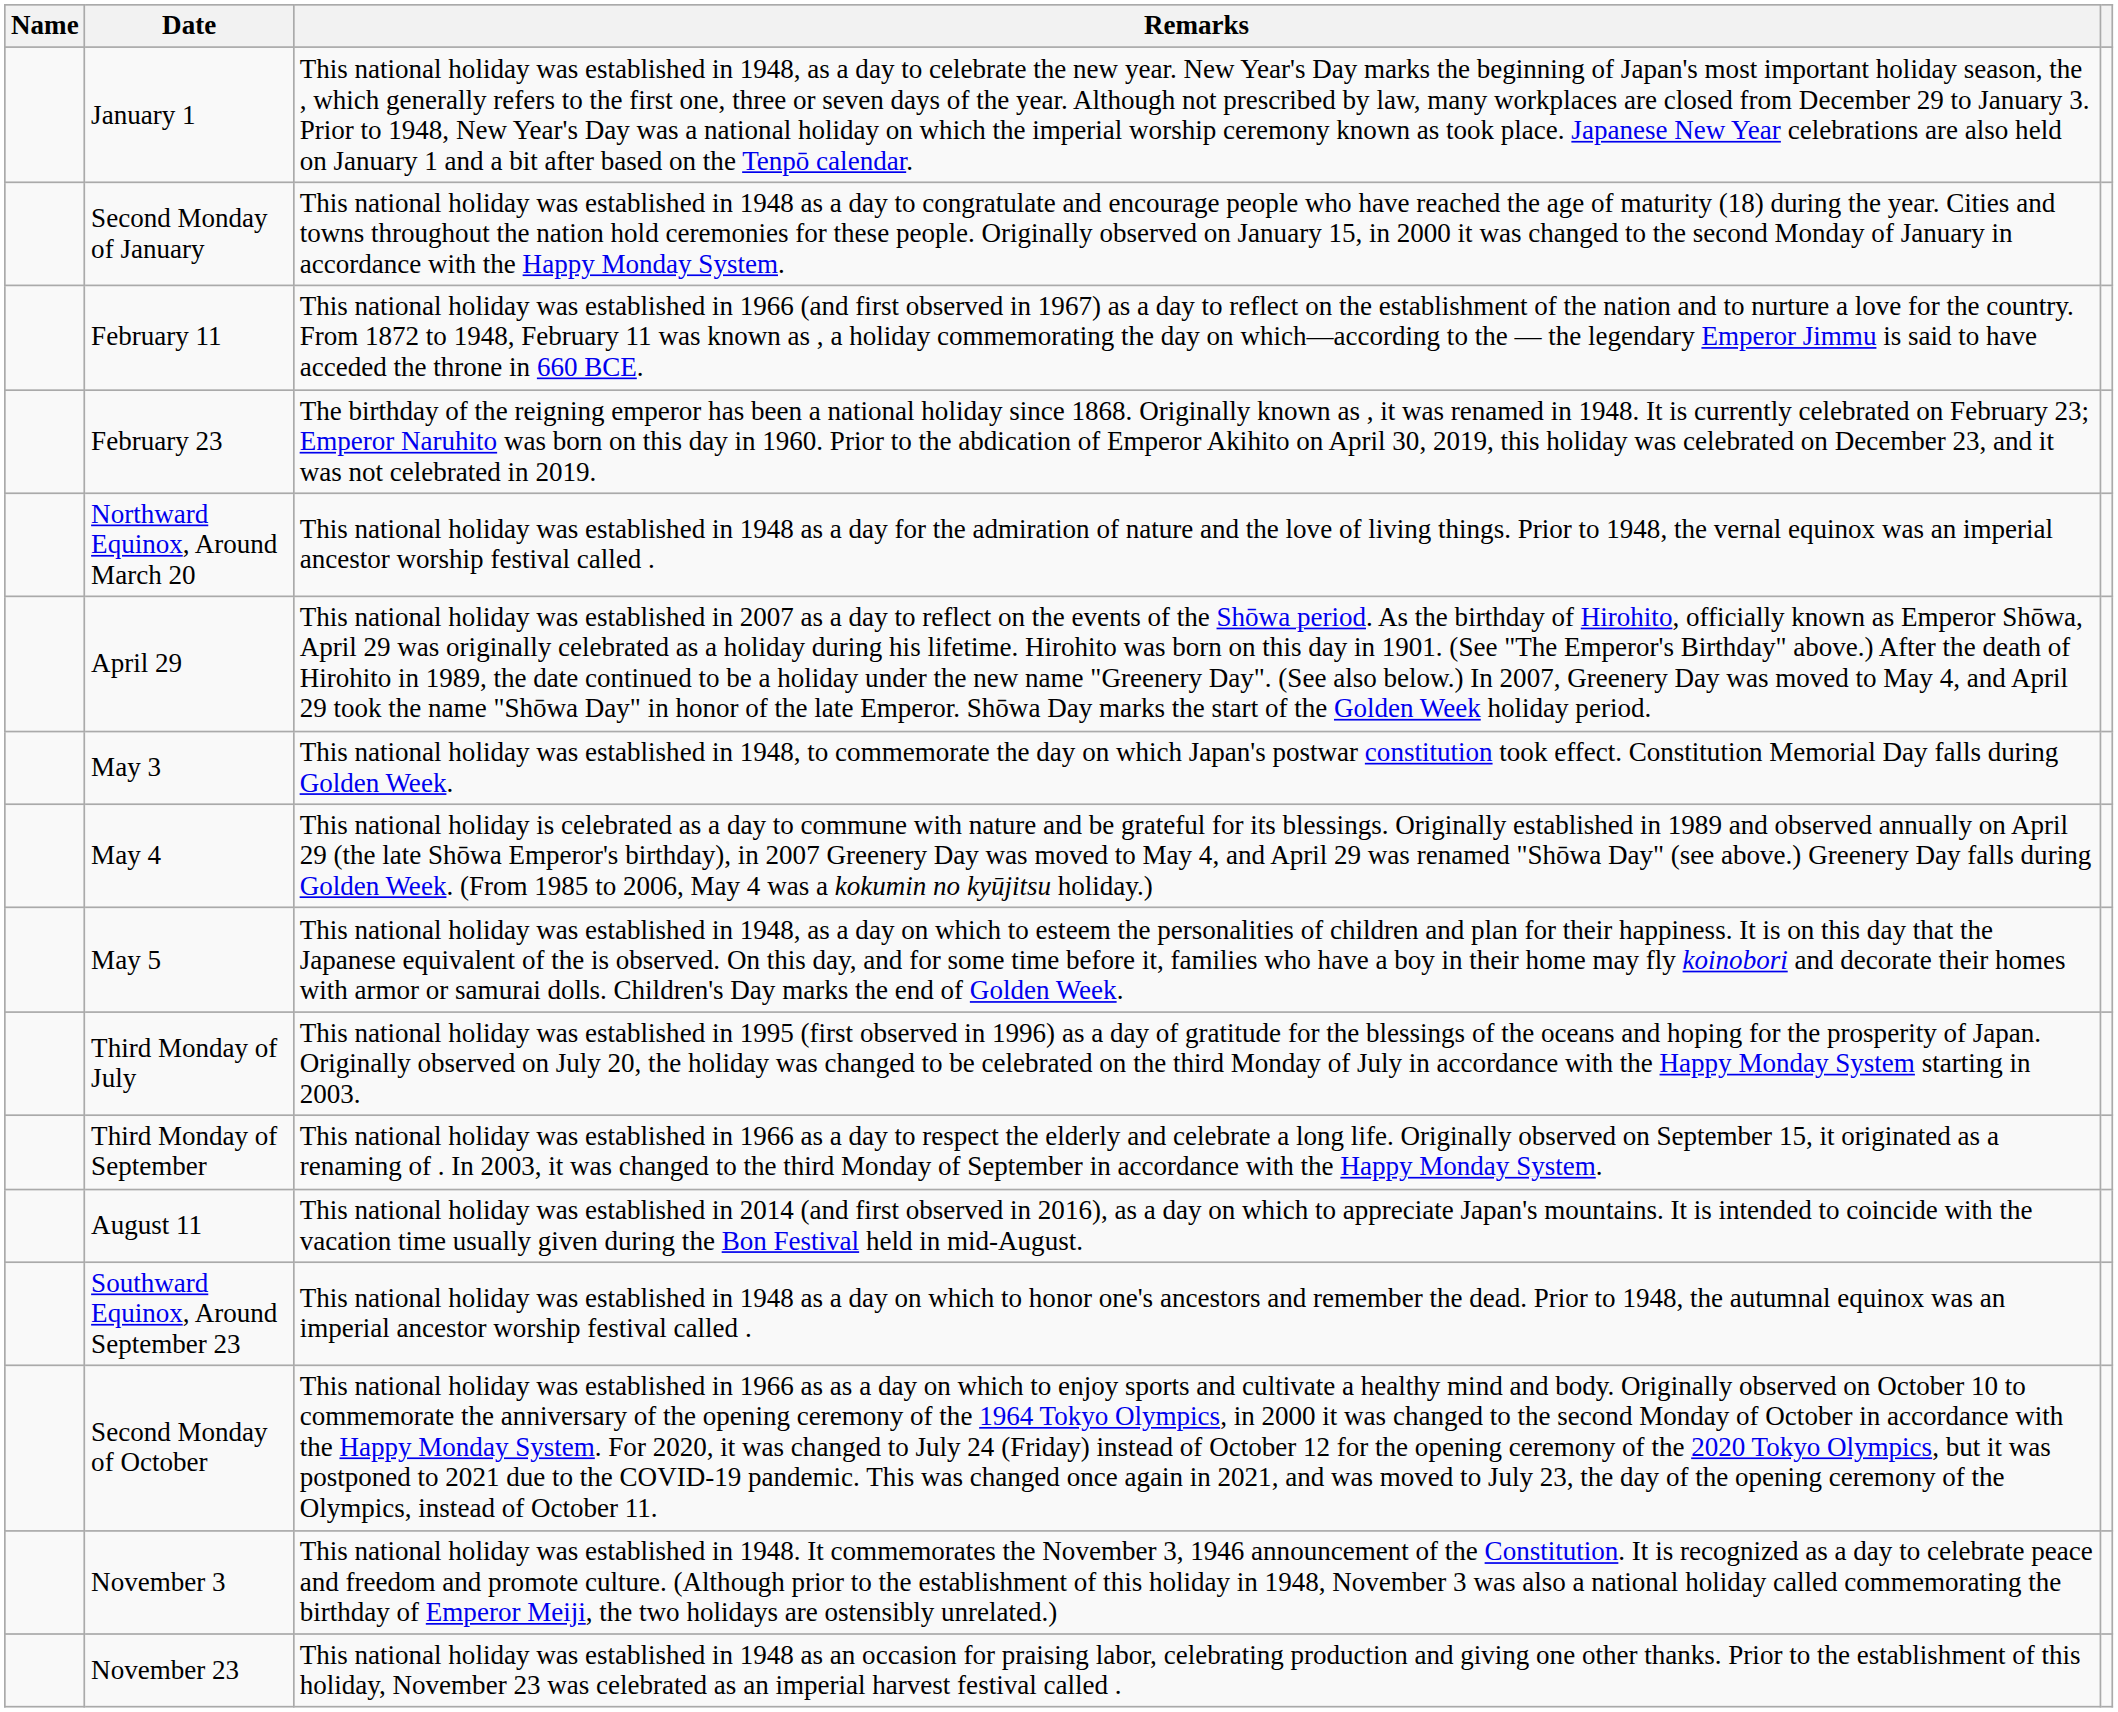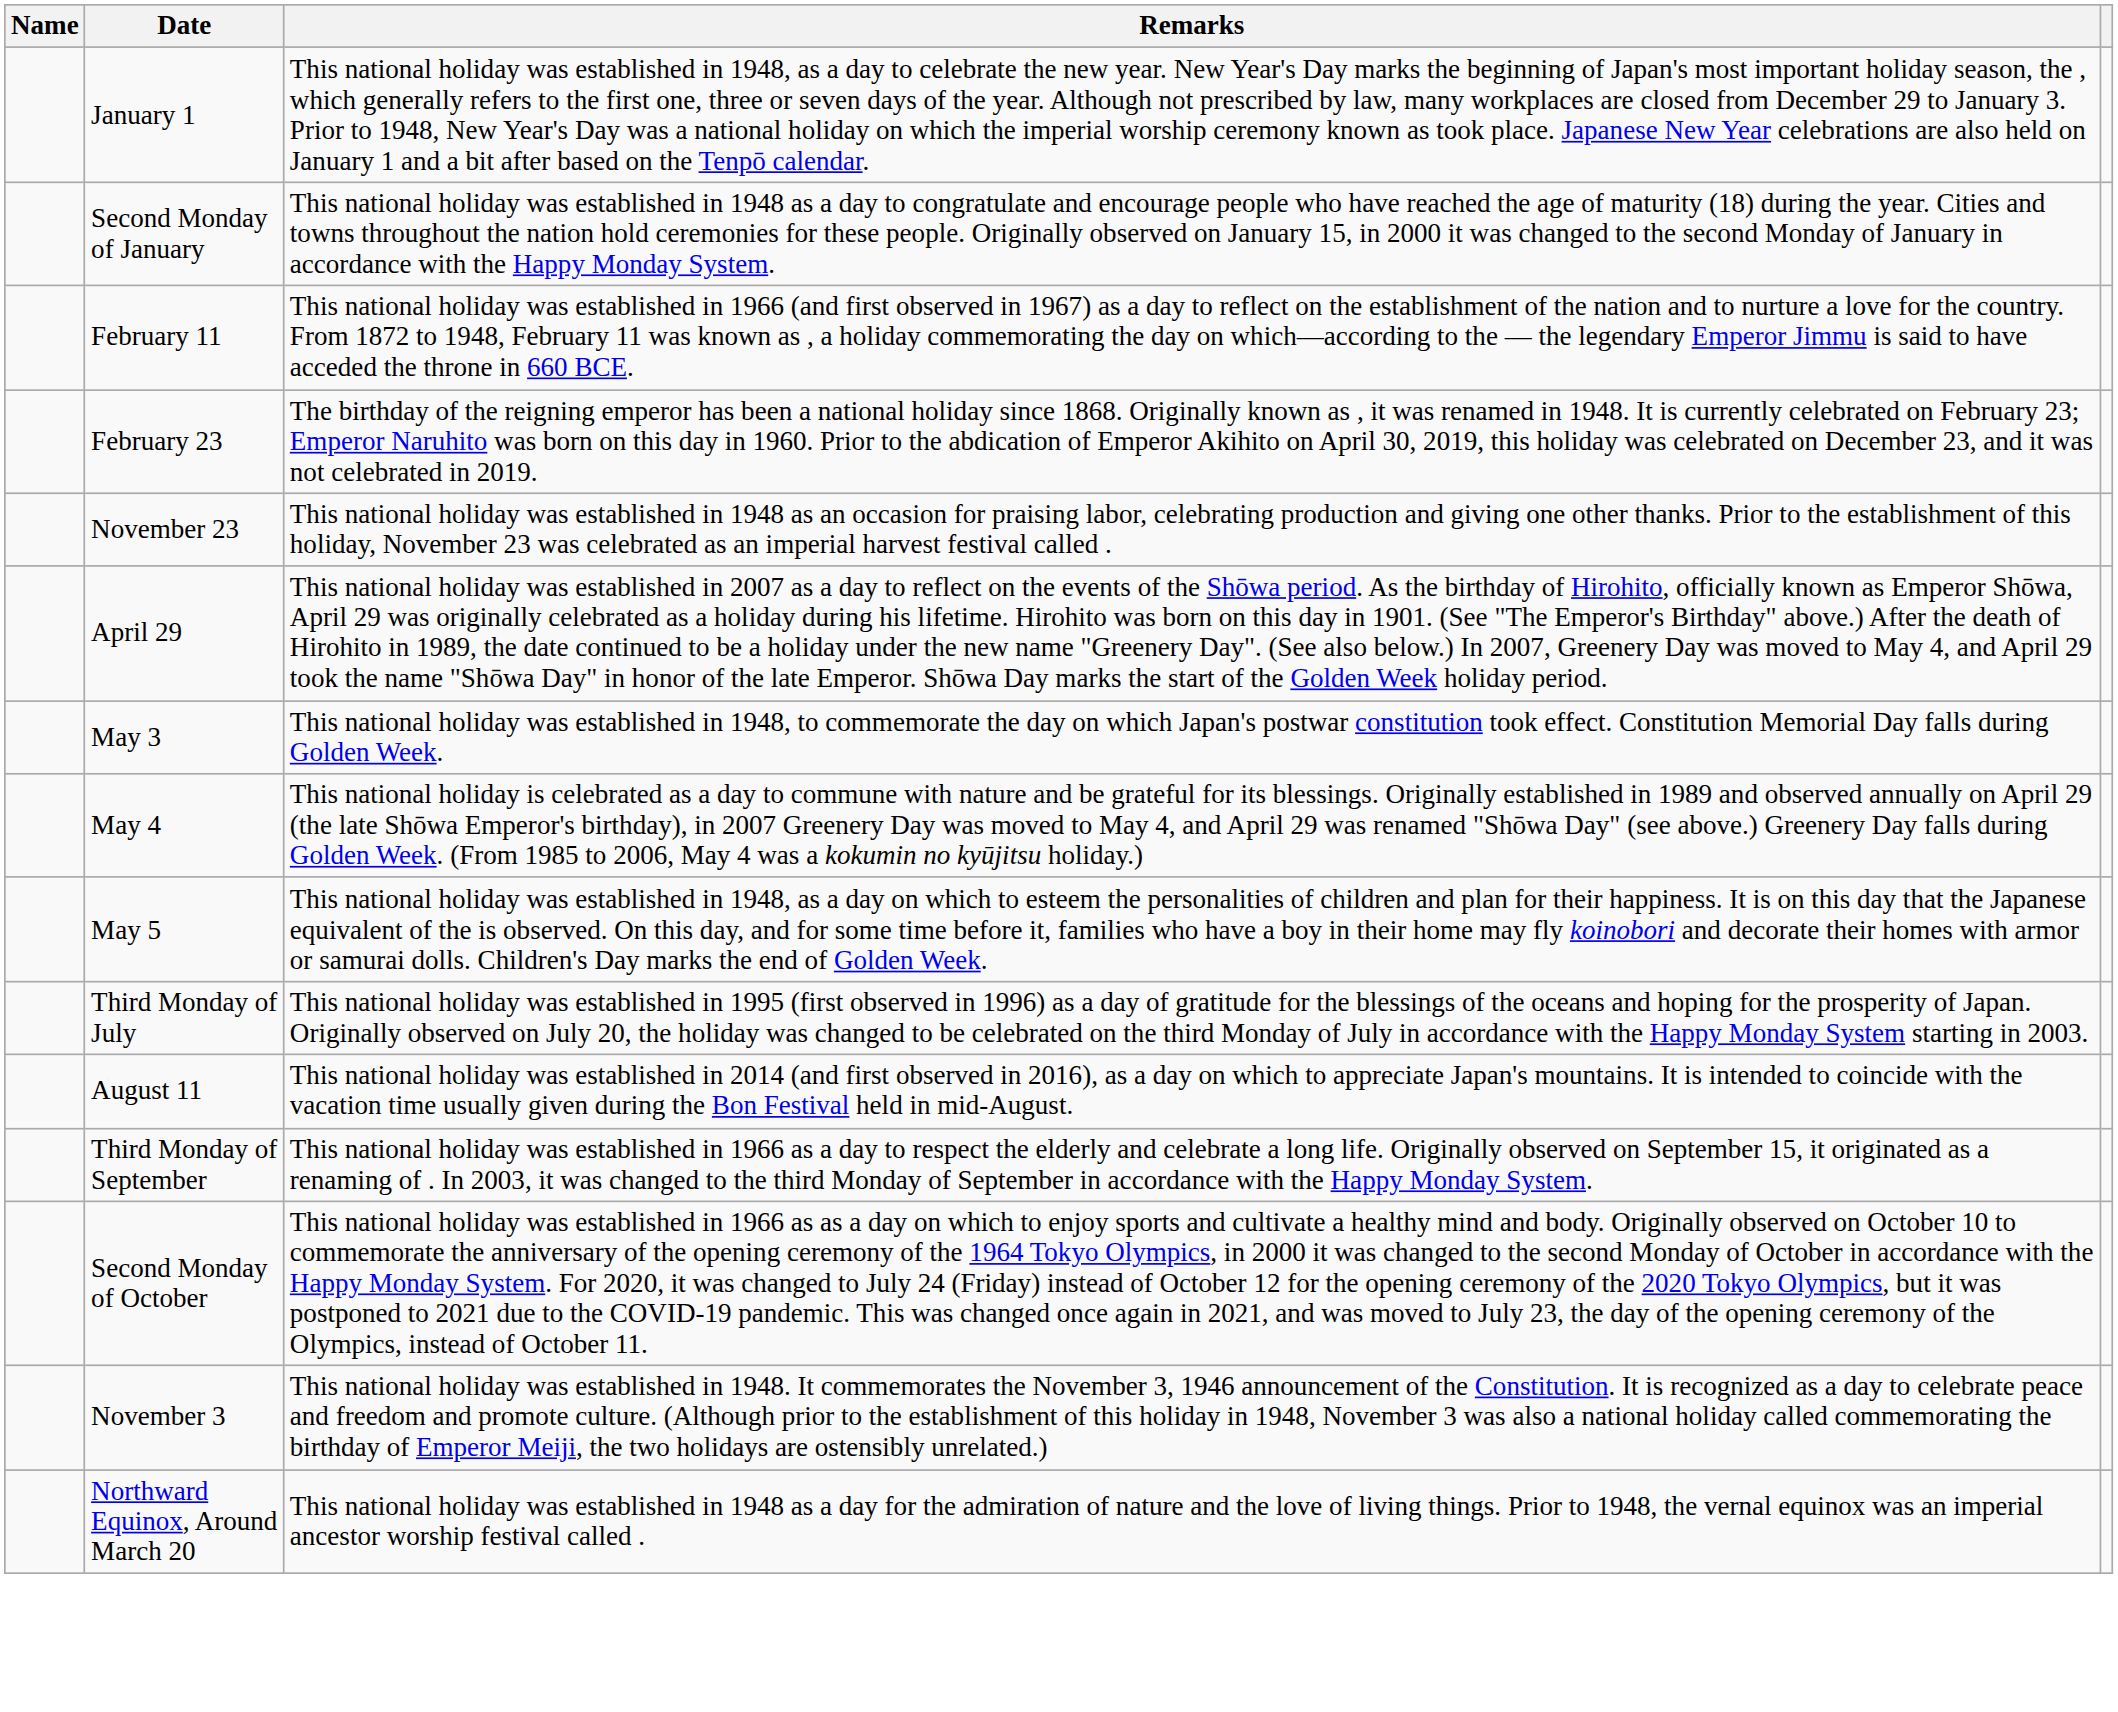rows swapped: (184, 544) <-> (165, 1670)
rows swapped: (147, 1224) <-> (184, 1151)
- row: (184, 1313)
